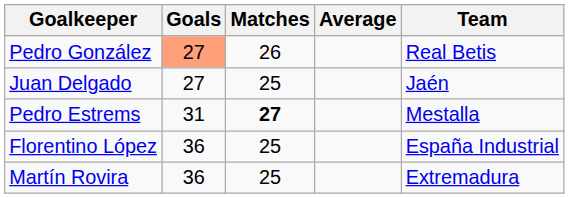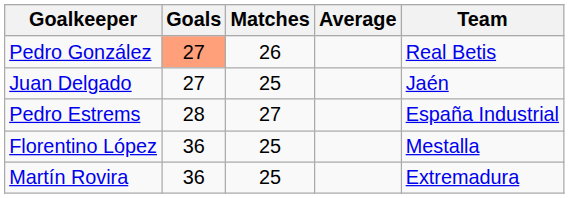(194, 114) 31 -> (194, 114) 28
(270, 114) bold -> (270, 114) normal
(443, 114) Mestalla -> (482, 114) España Industrial
(482, 146) España Industrial -> (443, 146) Mestalla
